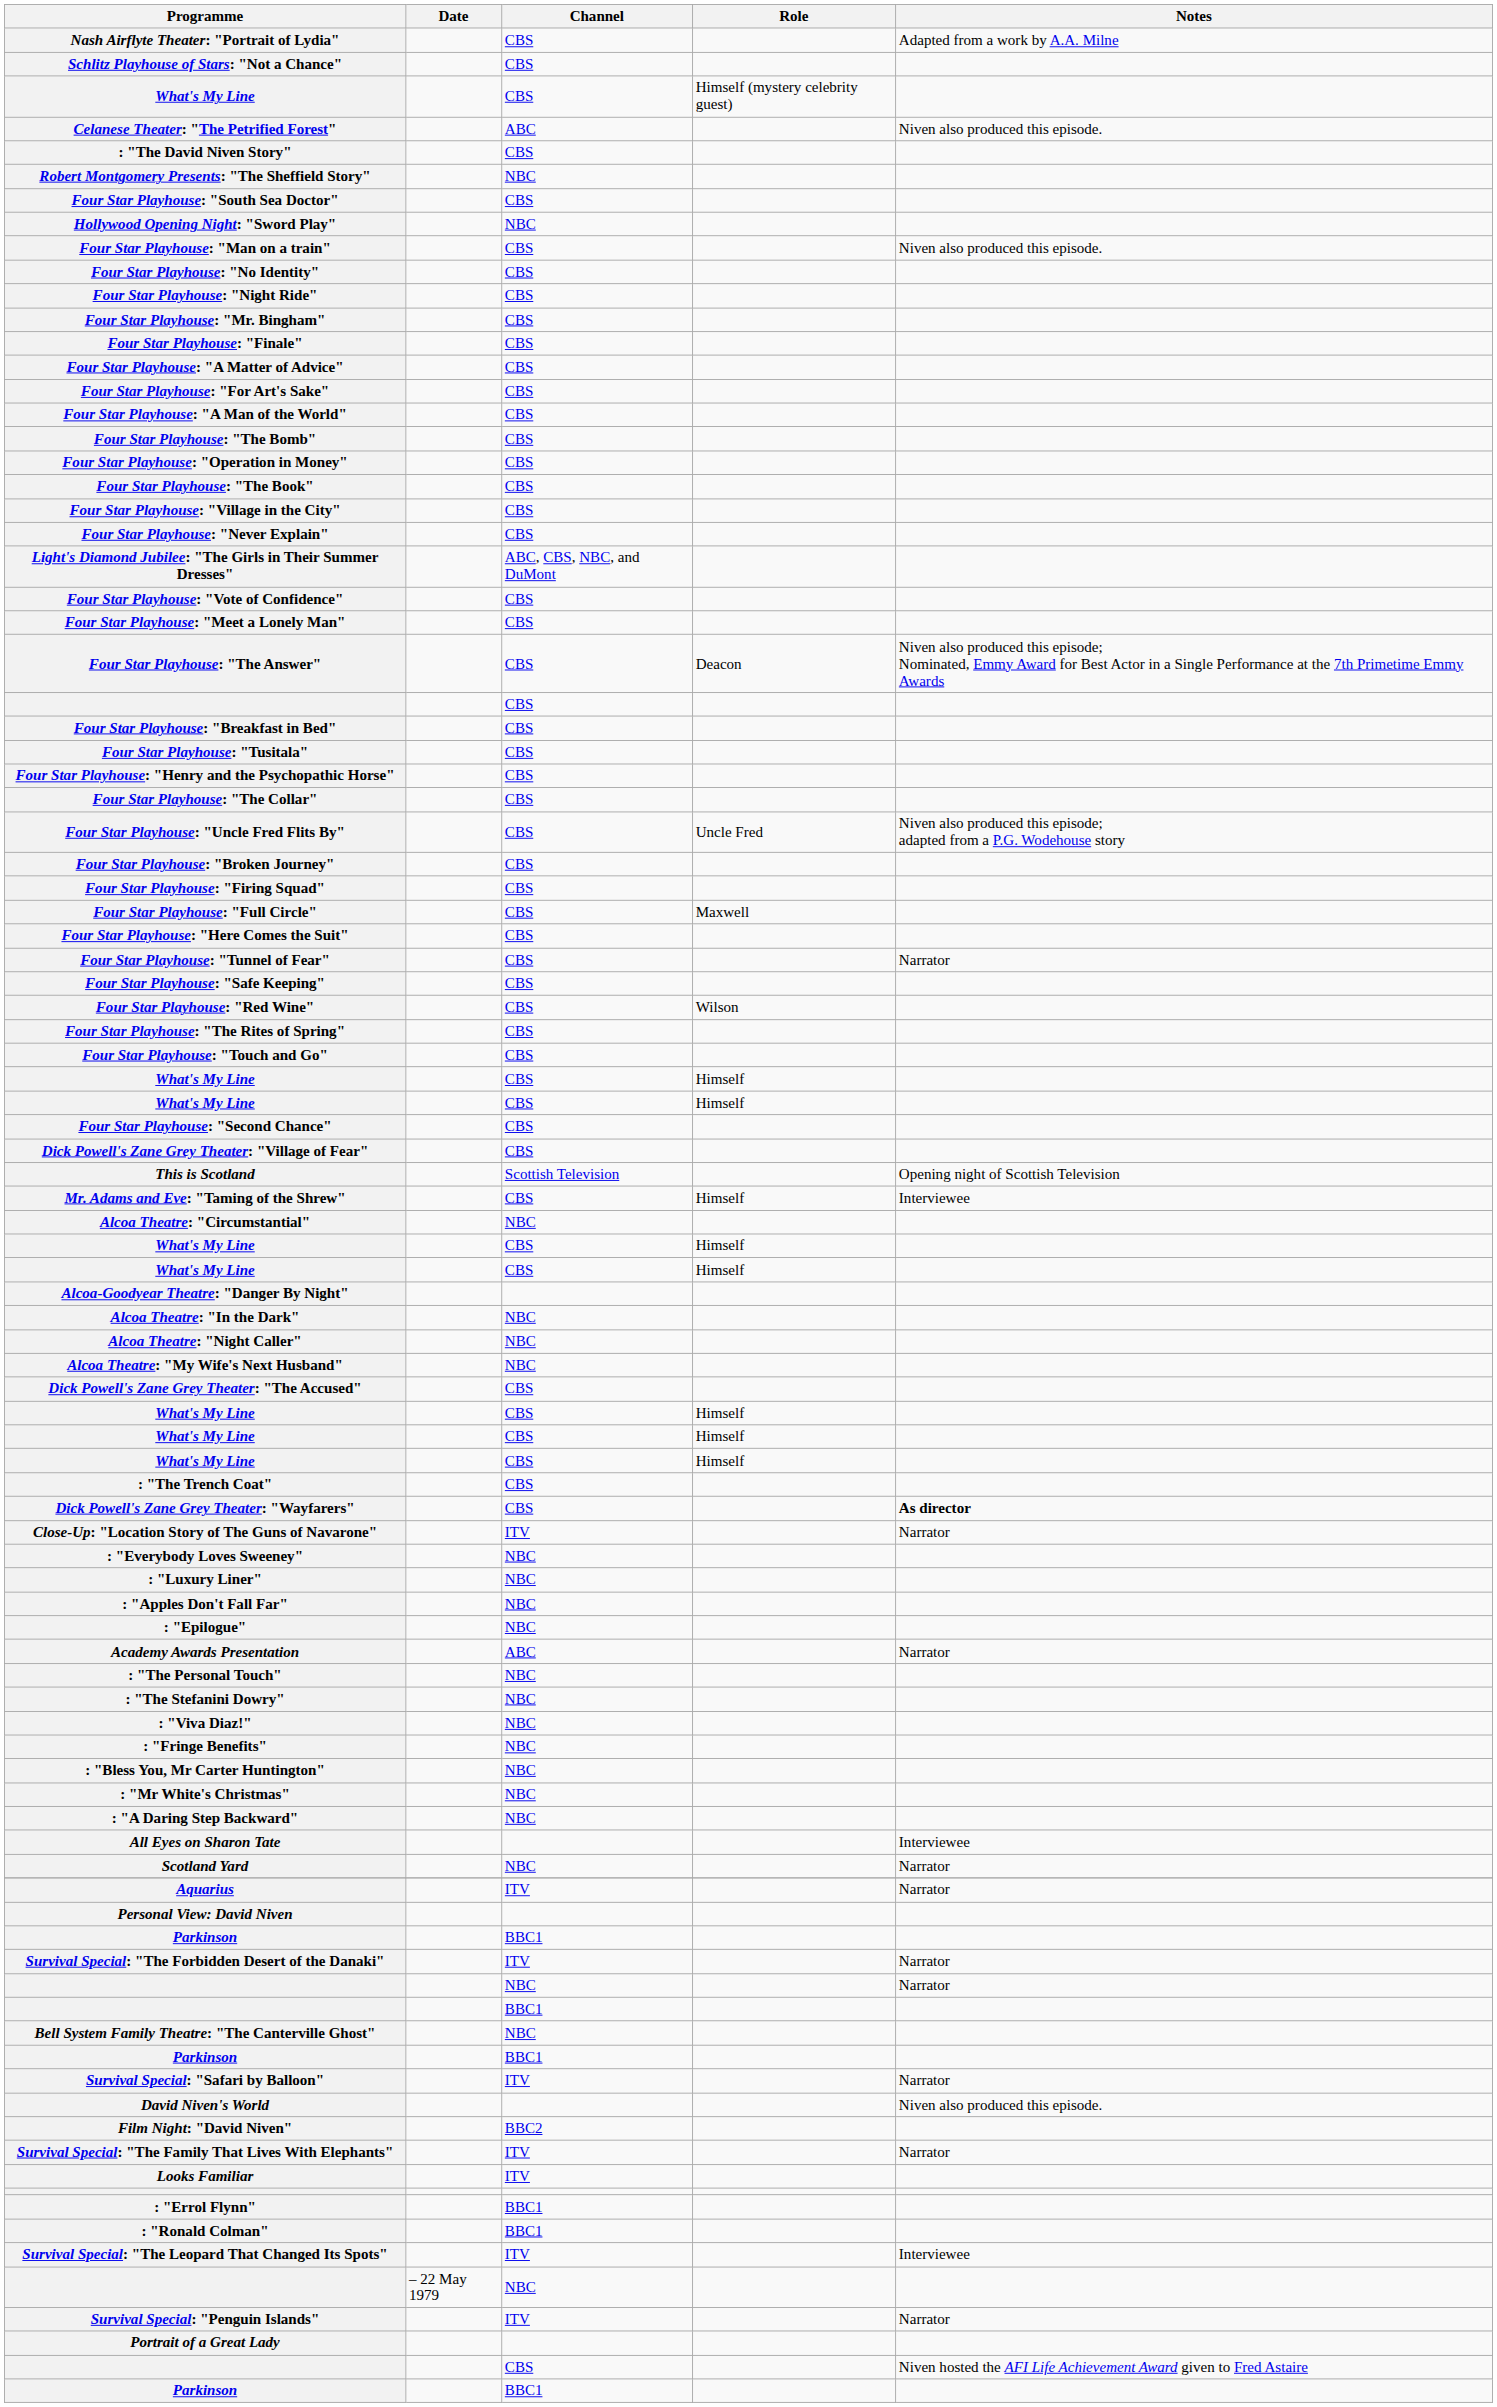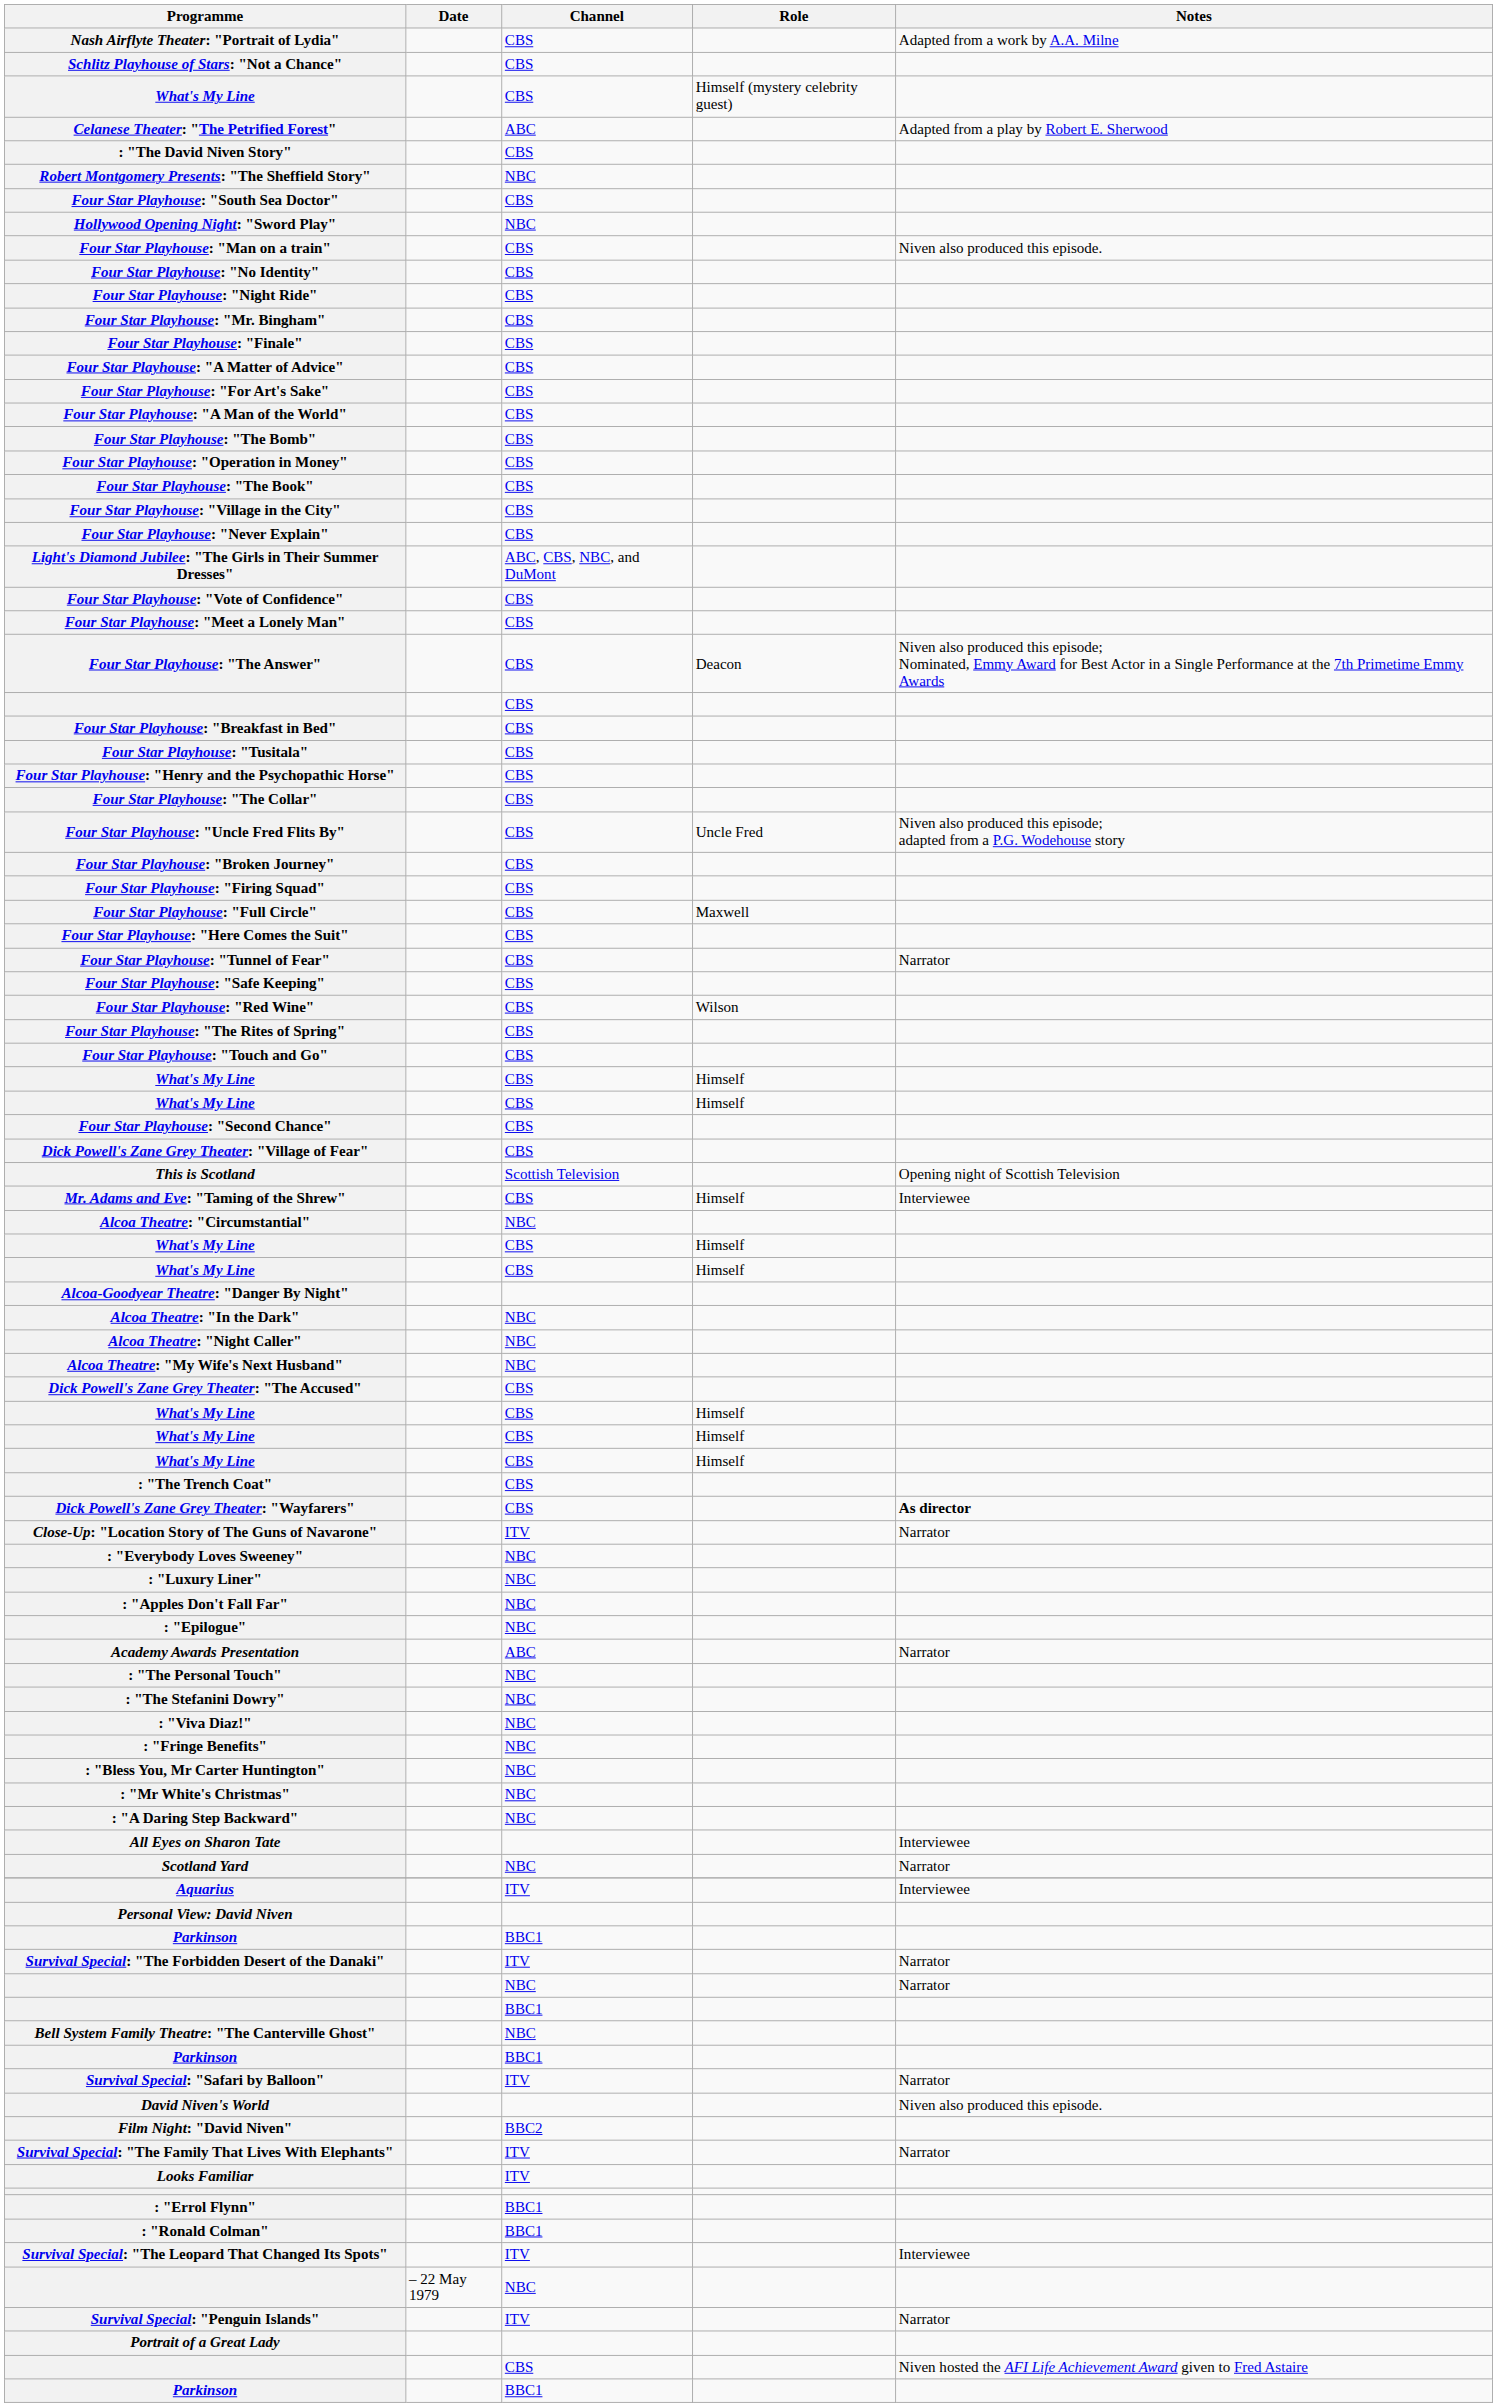(1001, 128) Niven also produced this episode. -> (1033, 128) Adapted from a play by Robert E. Sherwood
(924, 1889) Narrator -> (934, 1889) Interviewee
